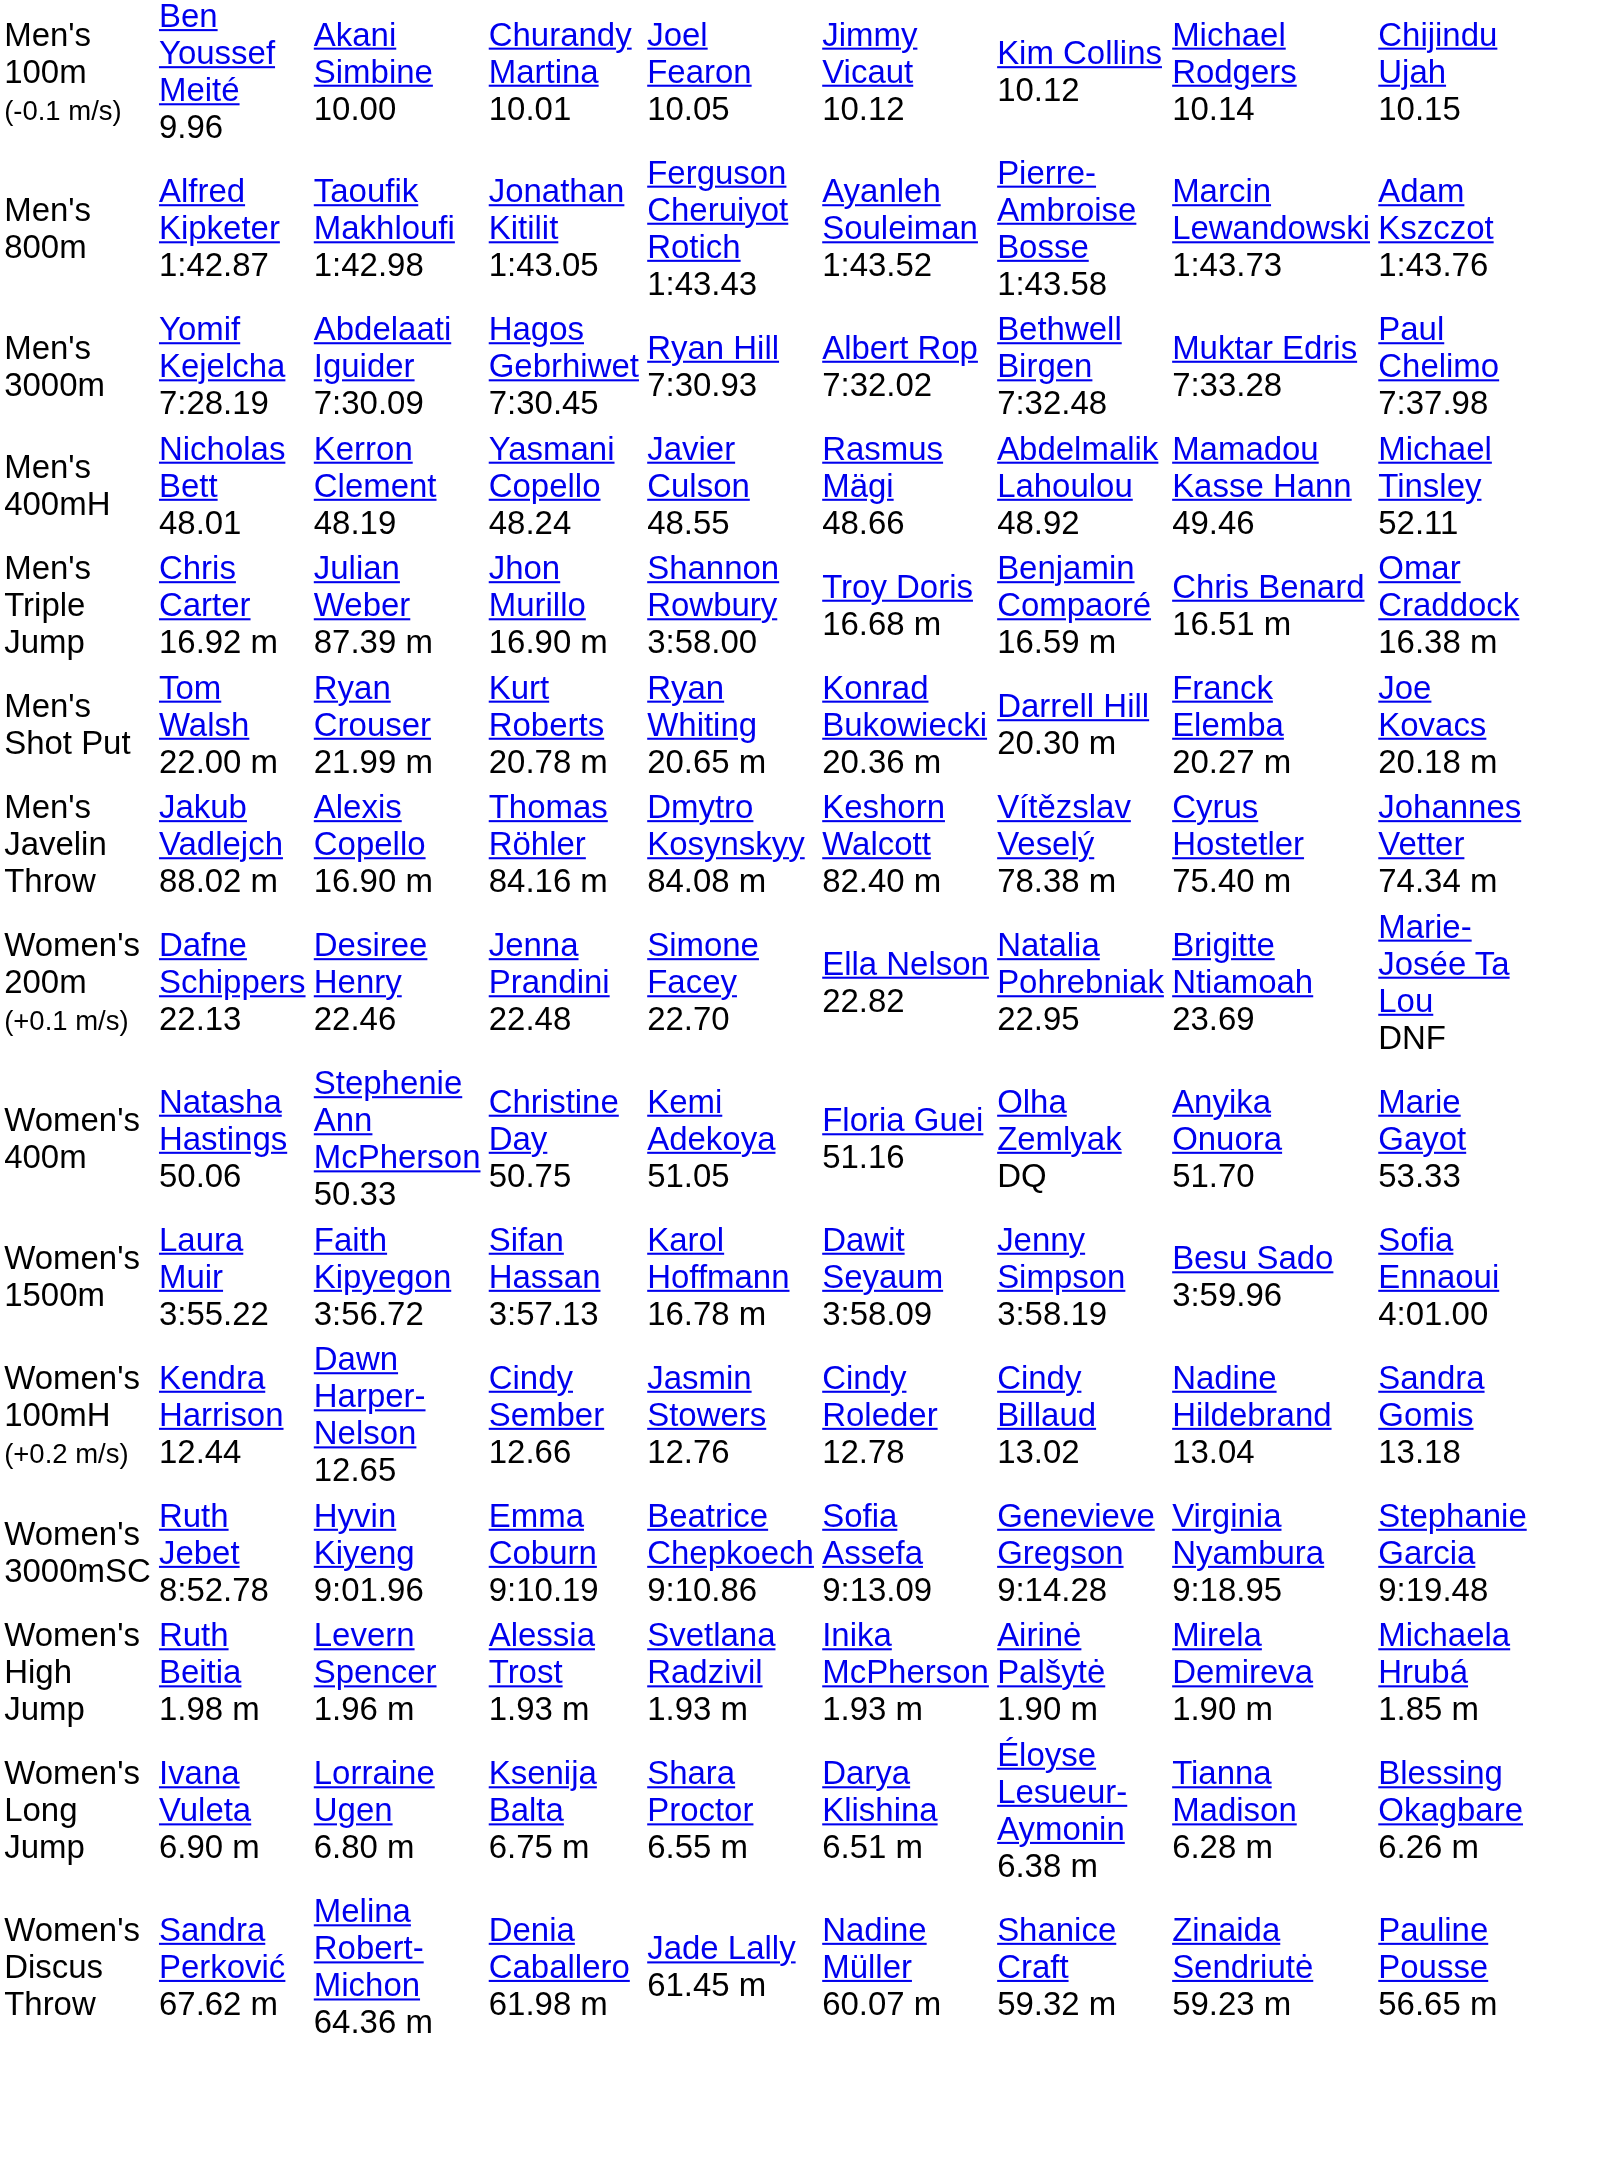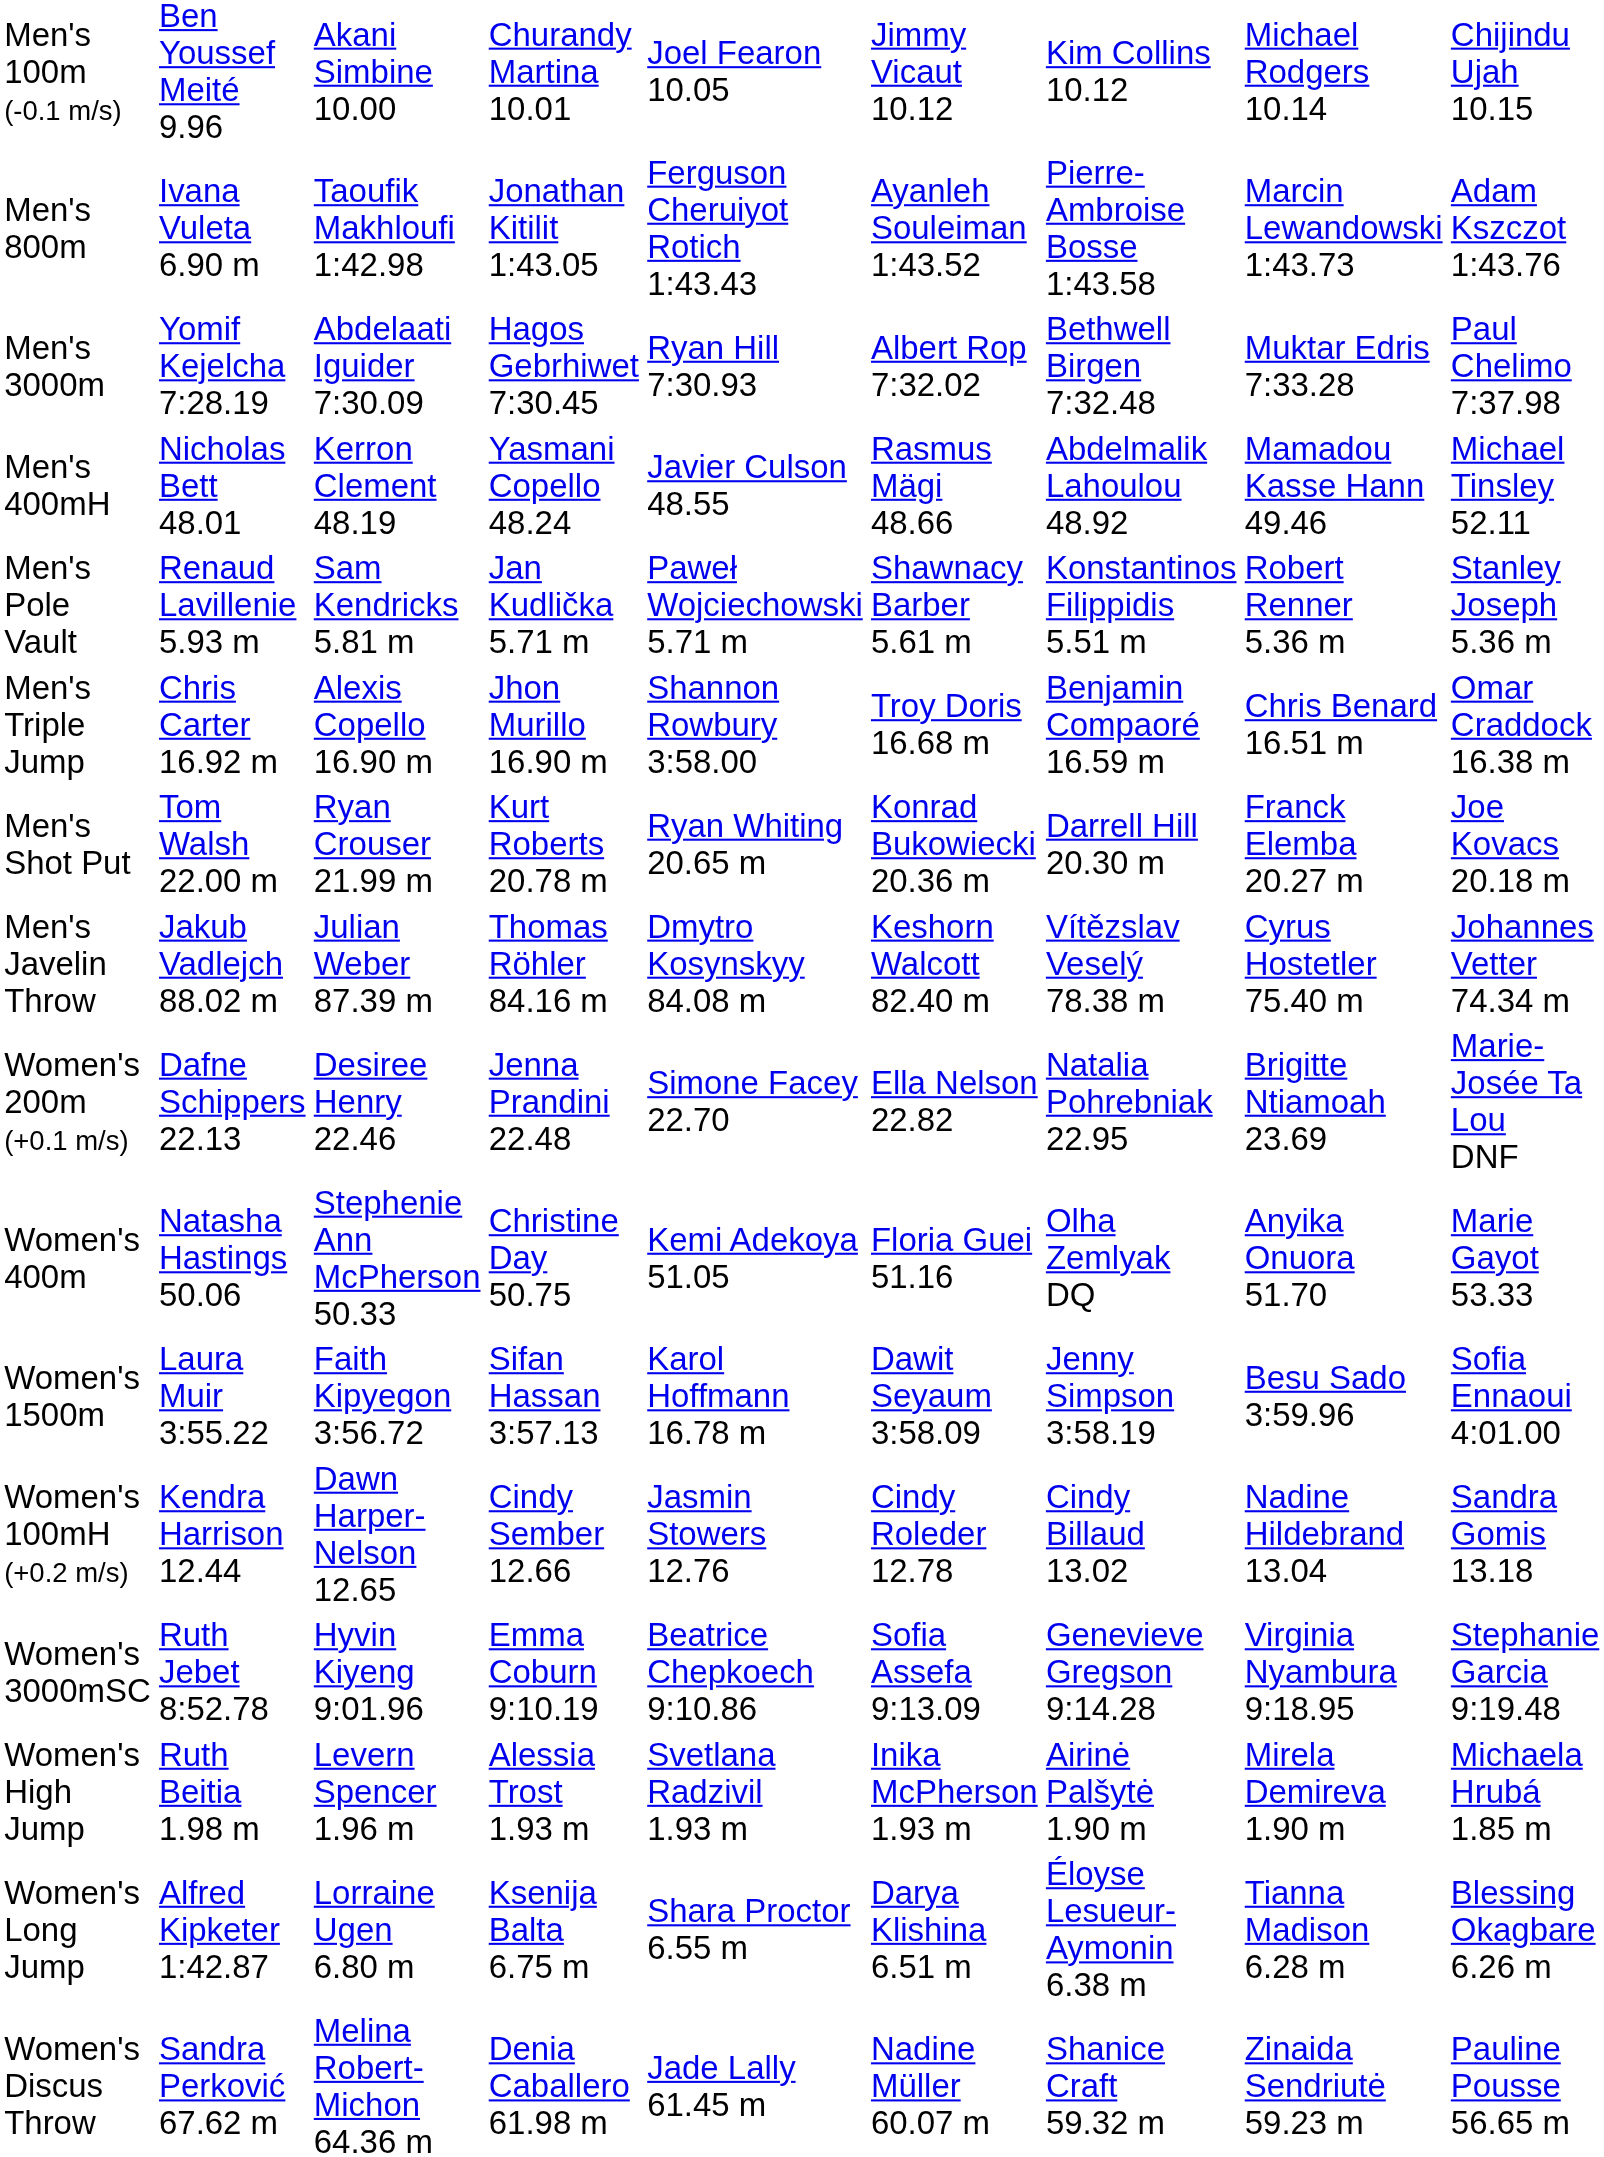(219, 228) Alfred Kipketer 1:42.87 -> (209, 228) Ivana Vuleta 6.90 m
+ row: (48, 605)
(373, 605) Julian Weber 87.39 m -> (373, 724) Alexis Copello 16.90 m
(373, 844) Alexis Copello 16.90 m -> (373, 963) Julian Weber 87.39 m
(209, 1810) Ivana Vuleta 6.90 m -> (219, 1929) Alfred Kipketer 1:42.87
